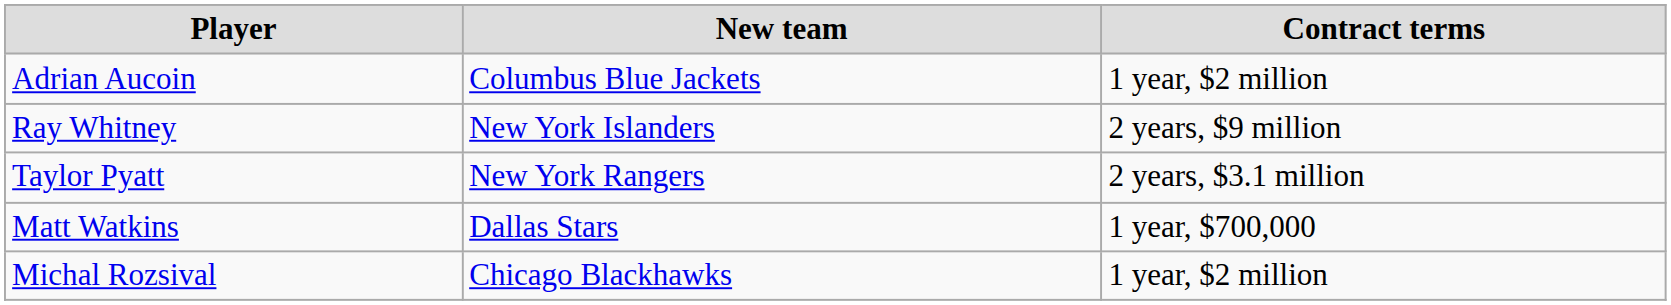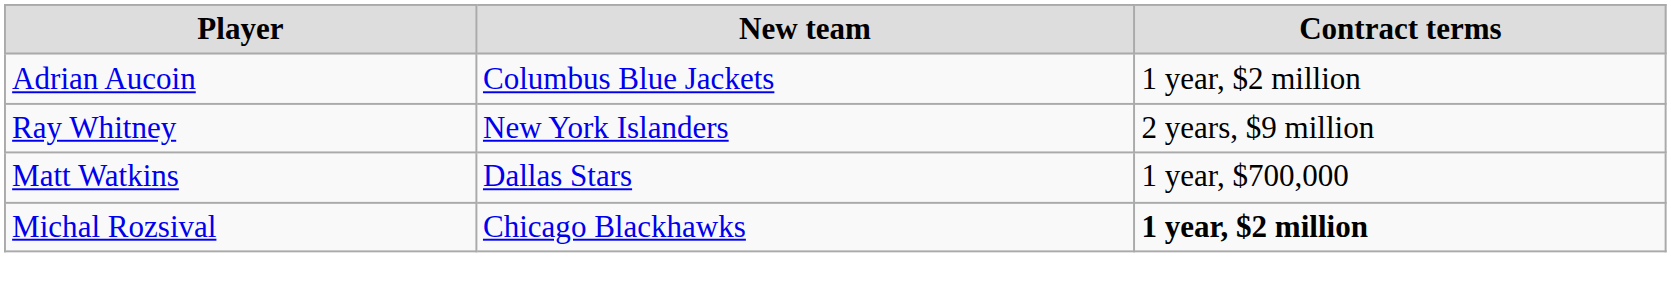- row: (88, 176)
(1218, 275) normal -> (1255, 226) bold
